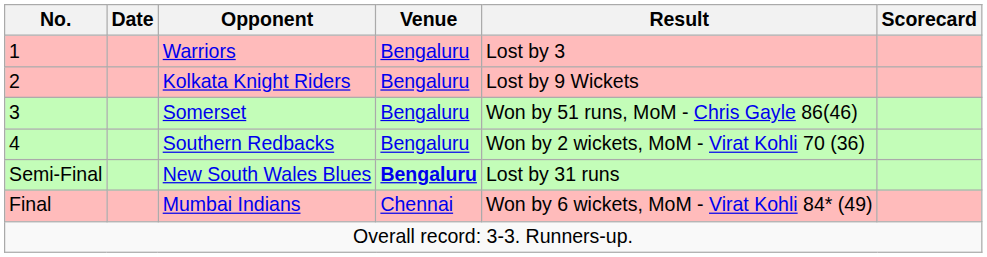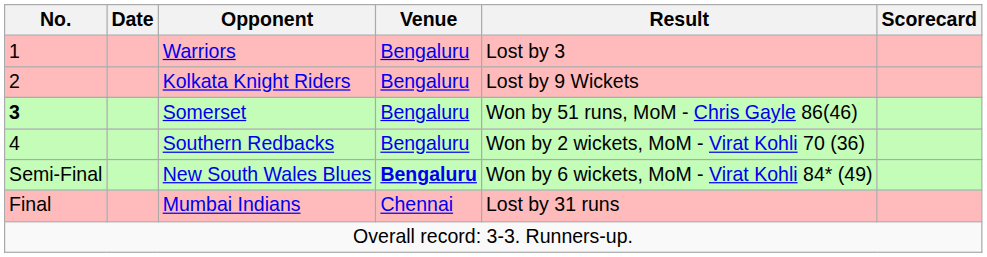(15, 112) normal -> (15, 112) bold
(553, 174) Lost by 31 runs -> (679, 174) Won by 6 wickets, MoM - Virat Kohli 84* (49)
(679, 205) Won by 6 wickets, MoM - Virat Kohli 84* (49) -> (553, 205) Lost by 31 runs
